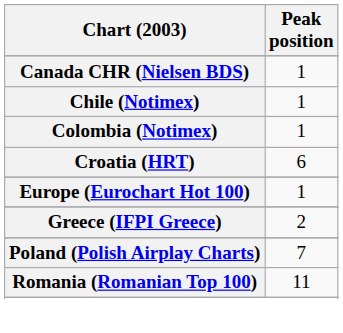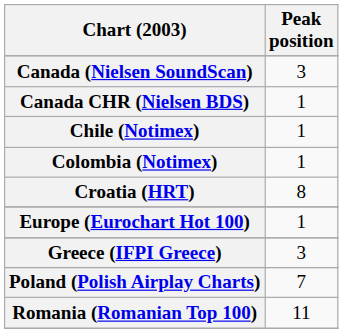+ row: (135, 71)
(301, 161) 6 -> (301, 191) 8
(301, 222) 2 -> (301, 252) 3
